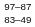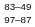rows swapped: (18, 20) <-> (18, 6)
